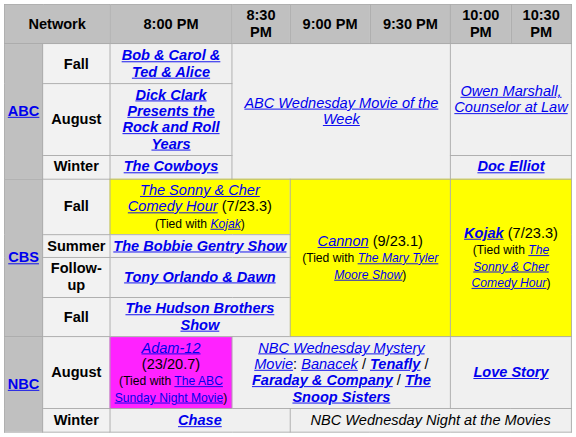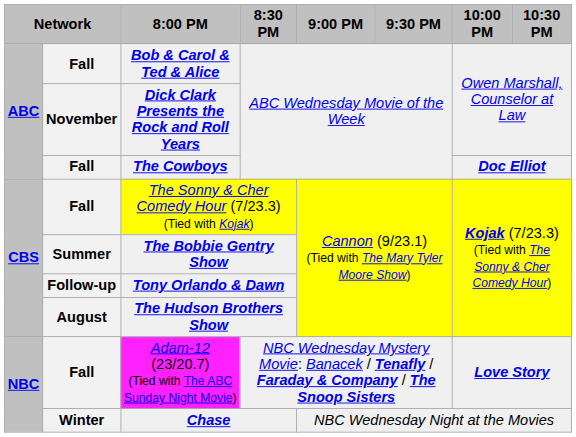(76, 119) August -> (82, 119) November
(76, 167) Winter -> (82, 167) Fall
(76, 316) Fall -> (82, 316) August
(76, 372) August -> (82, 372) Fall
